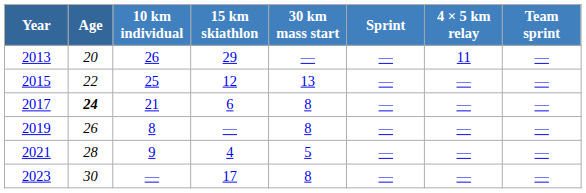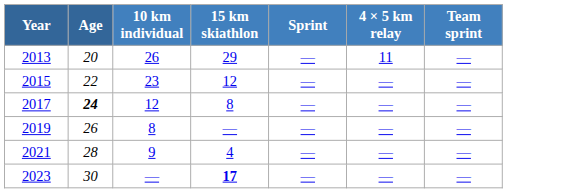- column: (308, 25)
(152, 81) 25 -> (152, 81) 23
(152, 105) 21 -> (152, 105) 12
(230, 105) 6 -> (230, 105) 8
(230, 176) normal -> (230, 176) bold
